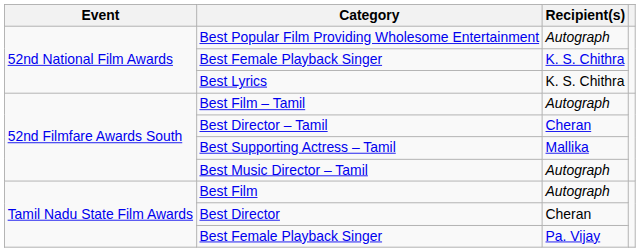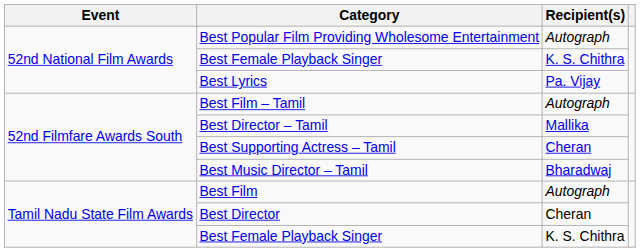(585, 81) K. S. Chithra -> (573, 81) Pa. Vijay
(568, 125) Cheran -> (567, 125) Mallika
(567, 147) Mallika -> (568, 147) Cheran
(578, 170) Autograph -> (578, 170) Bharadwaj
(573, 236) Pa. Vijay -> (585, 236) K. S. Chithra
